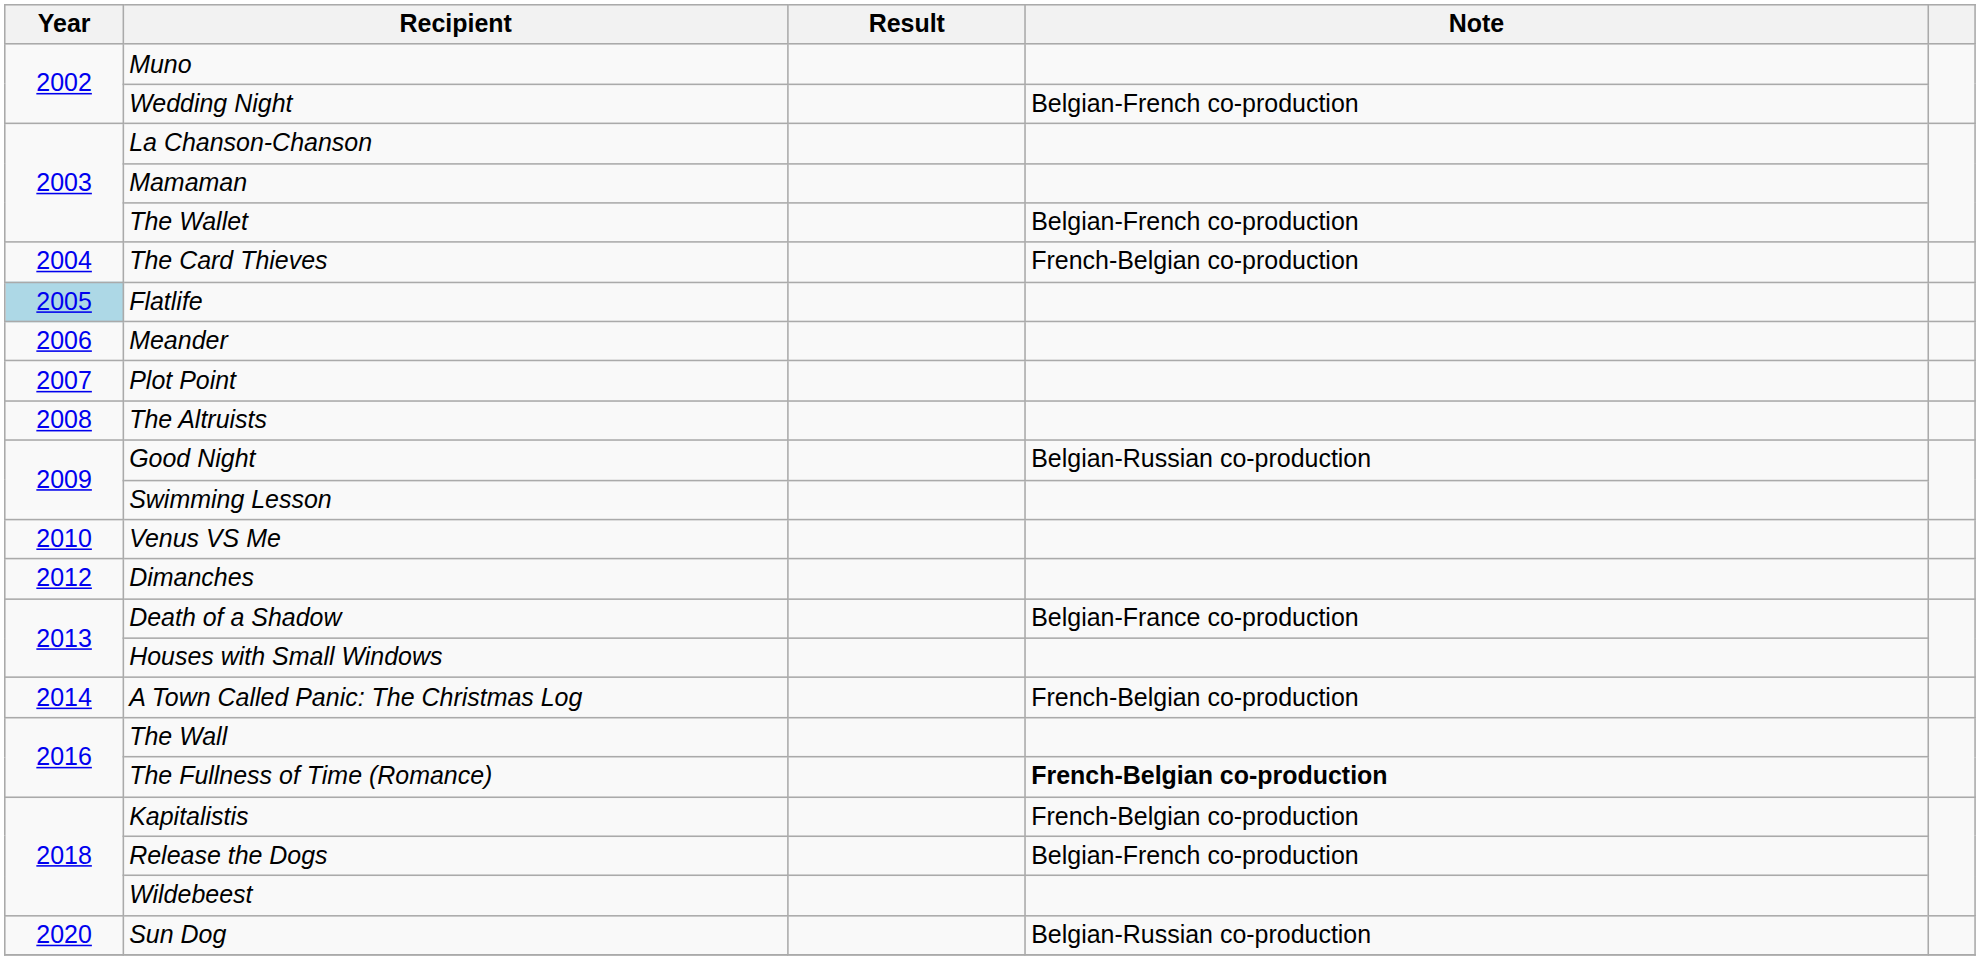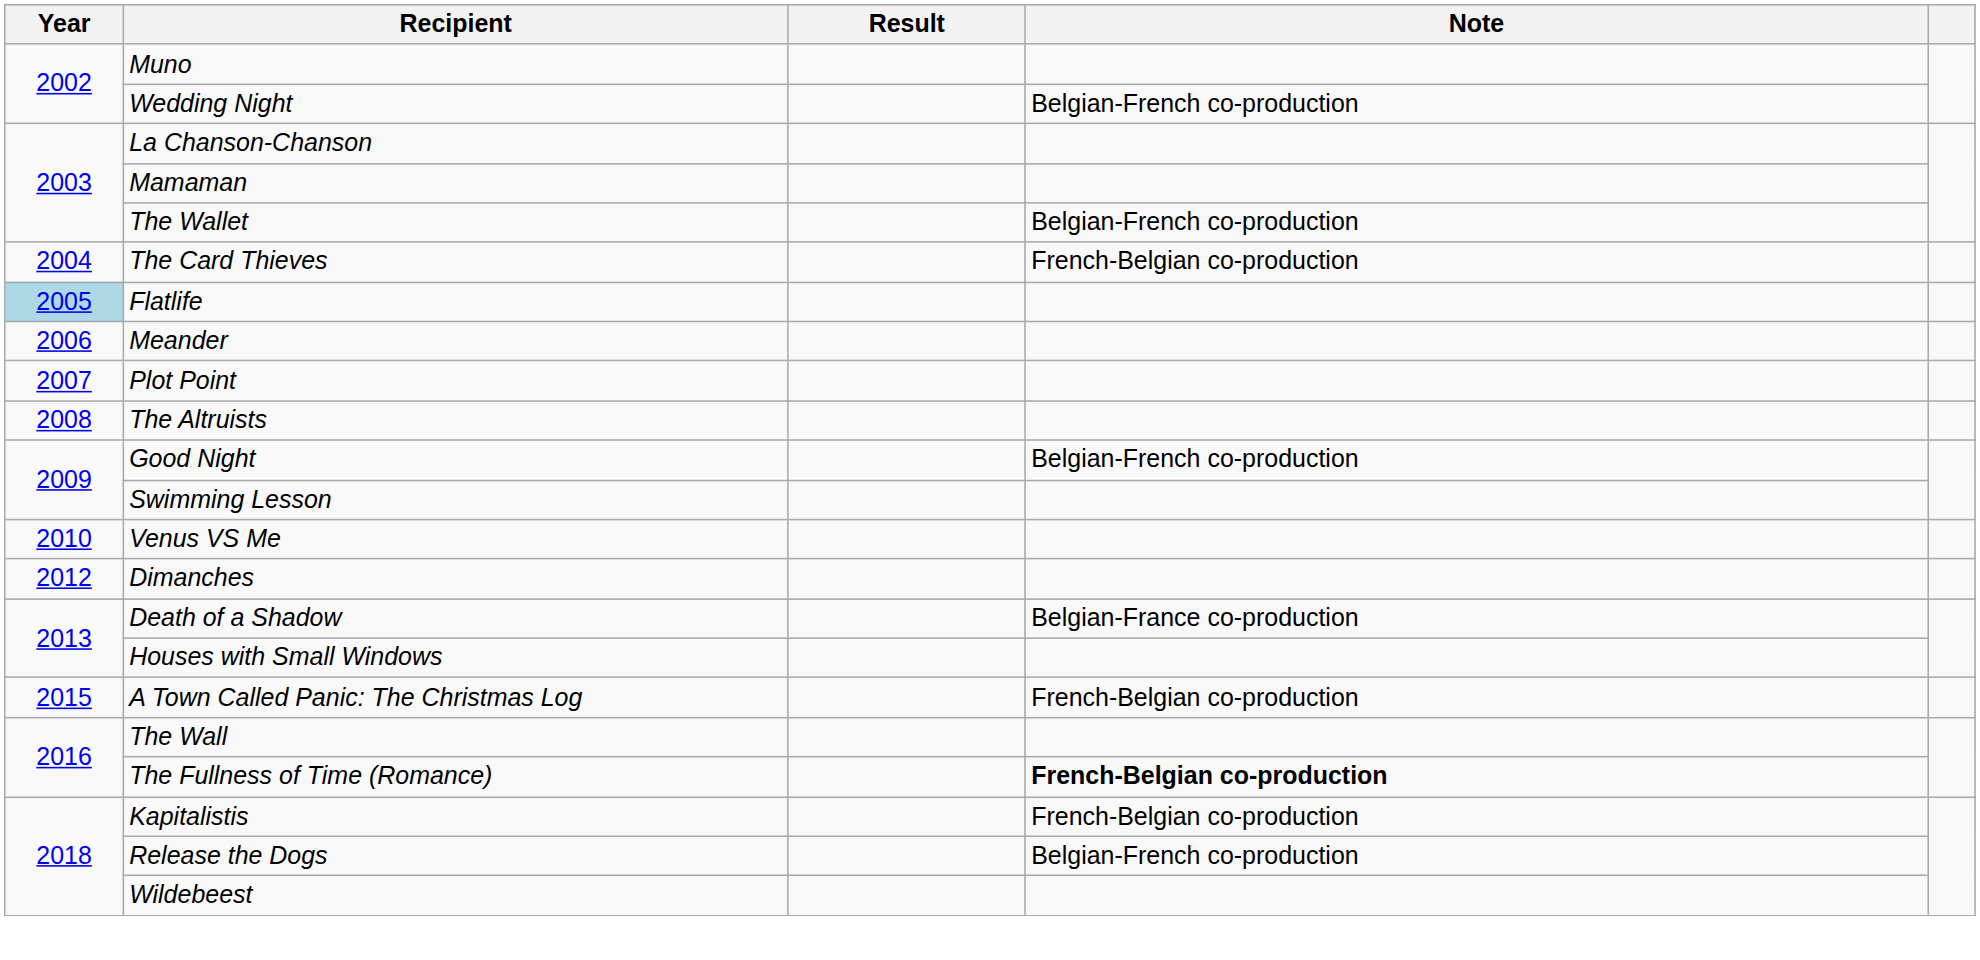(1201, 459) Belgian-Russian co-production -> (1195, 459) Belgian-French co-production
(64, 697) 2014 -> (64, 697) 2015
- row: (178, 934)
